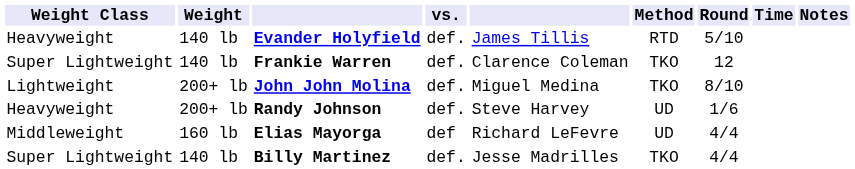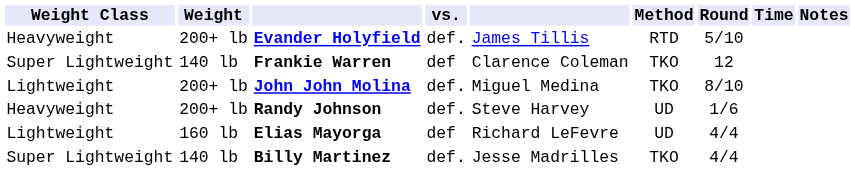(209, 39) 140 lb -> (214, 39) 200+ lb
(446, 63) def. -> (441, 63) def
(65, 134) Middleweight -> (60, 134) Lightweight
